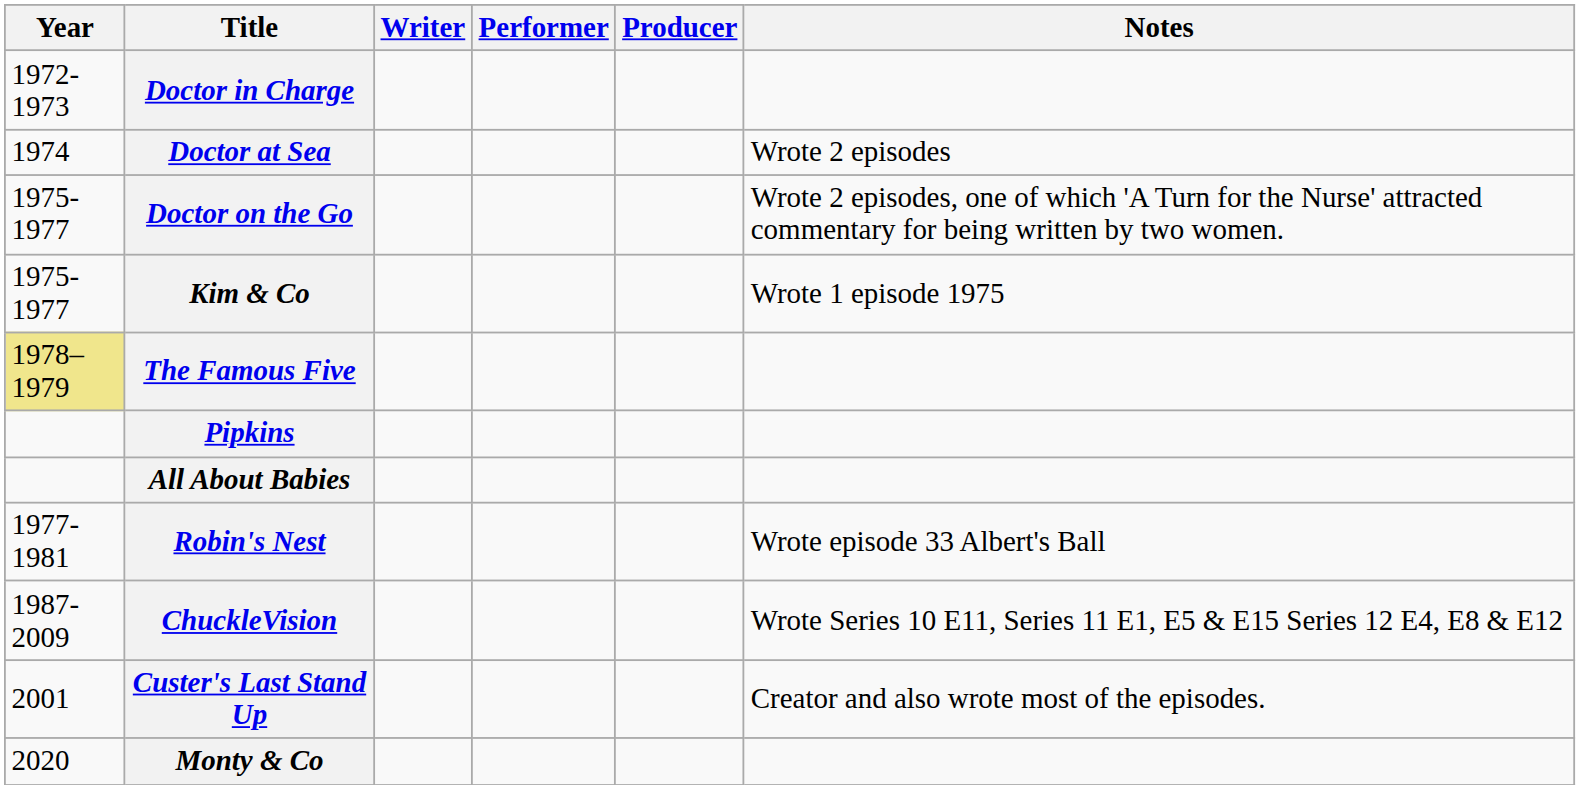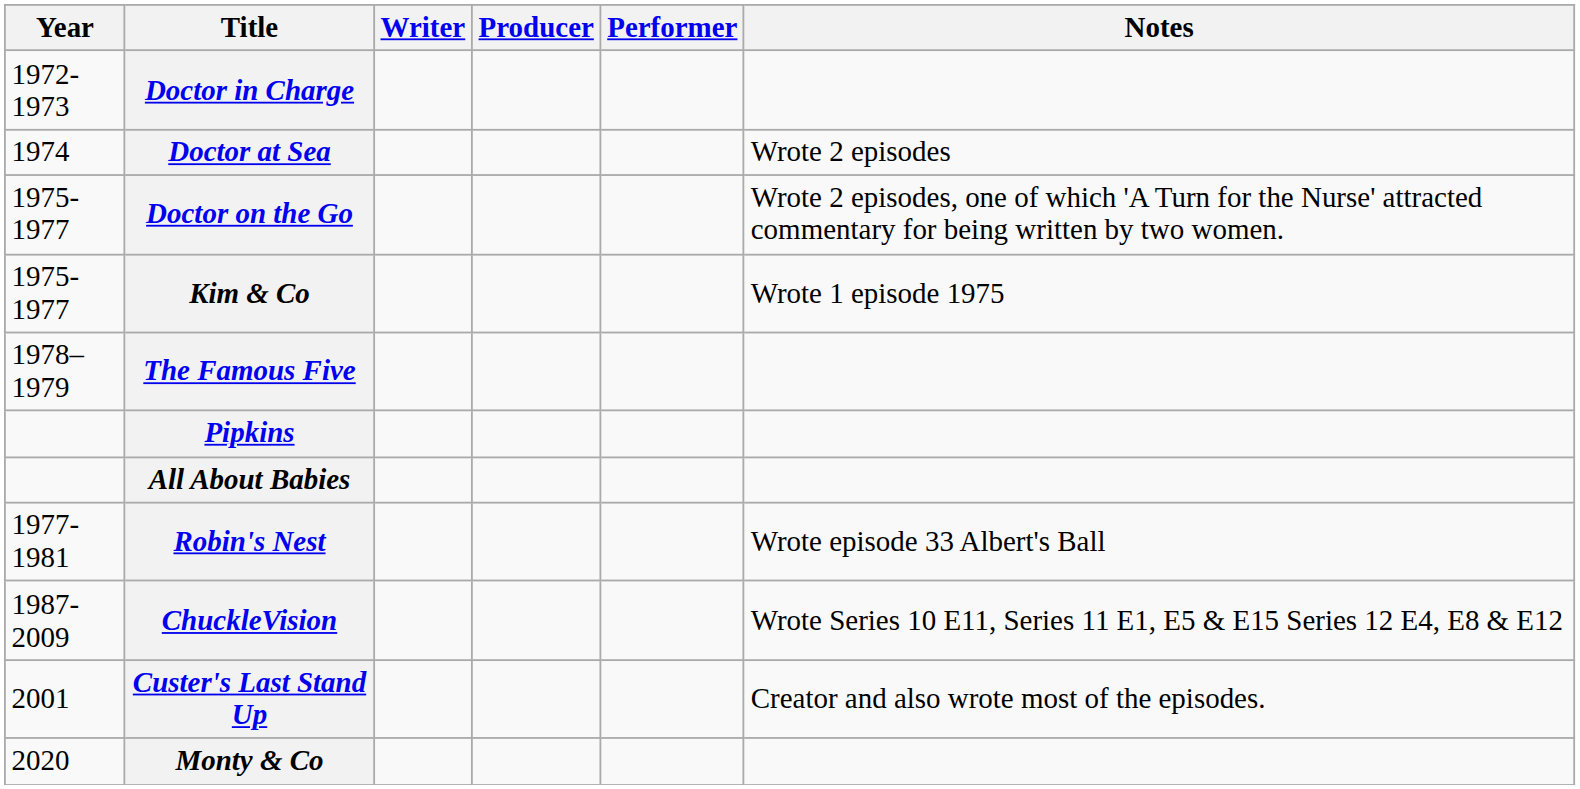columns swapped: (680, 27) <-> (544, 27)
(48, 371) khaki background -> (48, 371) no background
